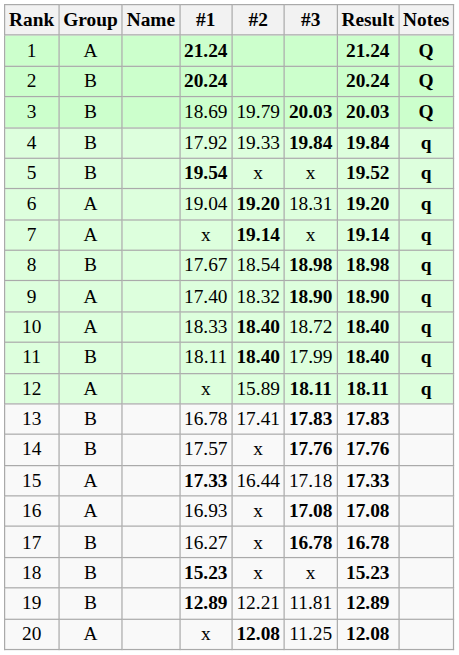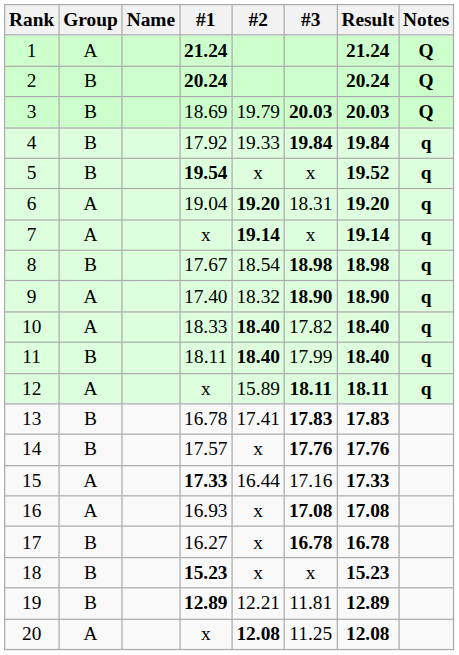(311, 326) 18.72 -> (311, 326) 17.82
(311, 480) 17.18 -> (311, 480) 17.16
